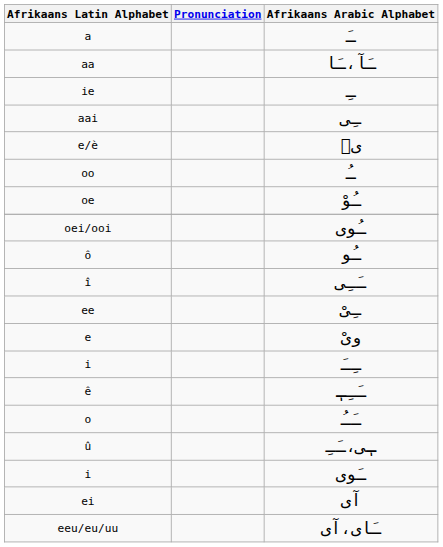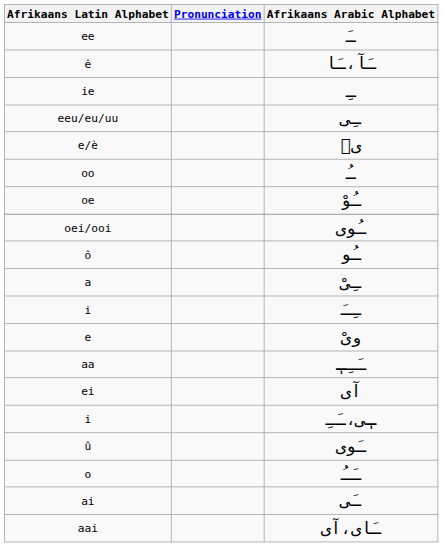(88, 36) a -> (88, 36) ee
(88, 64) aa -> (88, 64) ê
(88, 118) aai -> (88, 118) eeu/eu/uu
- row: (351, 282)
(88, 310) ee -> (88, 282) a
rows swapped: (351, 337) <-> (351, 364)
(88, 392) ê -> (88, 364) aa
rows swapped: (351, 419) <-> (351, 501)
(88, 446) û -> (88, 419) i
(88, 474) i -> (88, 446) û
+ row: (351, 501)
(88, 528) eeu/eu/uu -> (88, 528) aai
